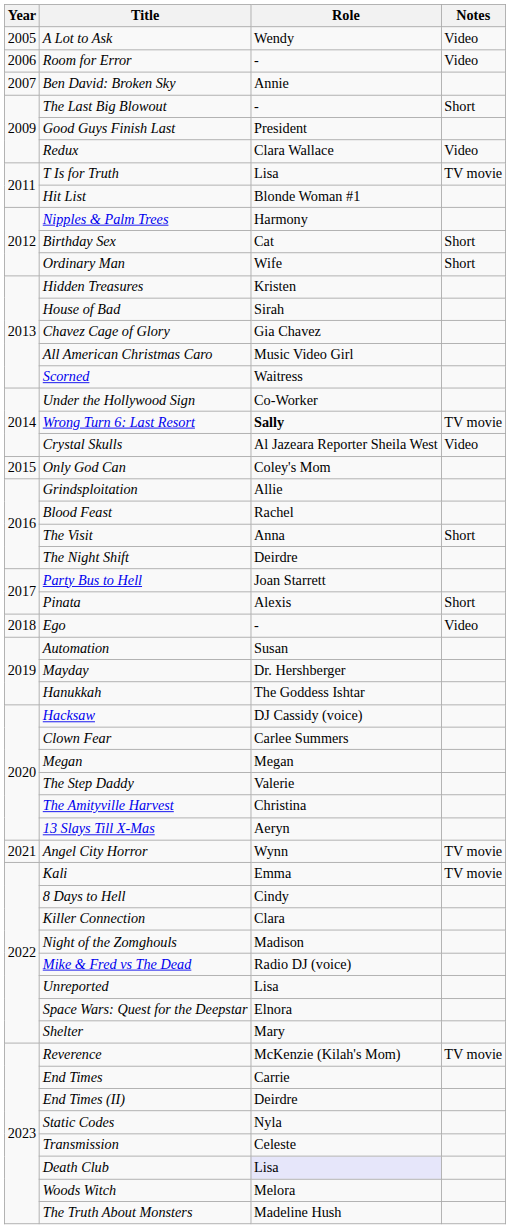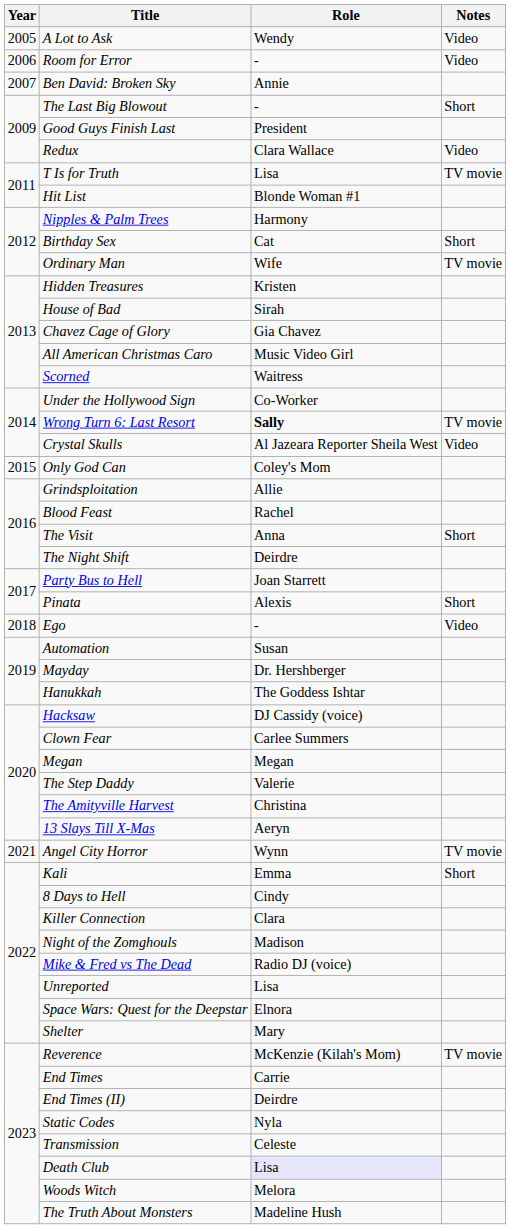(460, 264) Short -> (473, 264) TV movie
(473, 873) TV movie -> (460, 873) Short
